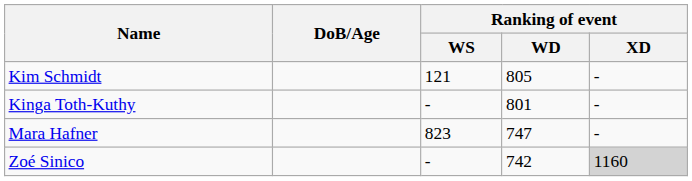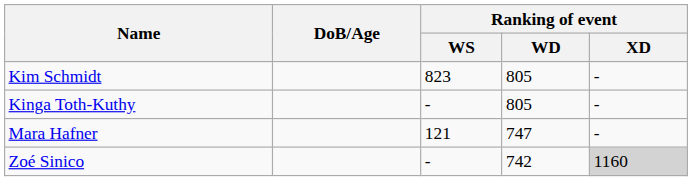(438, 76) 121 -> (438, 76) 823
(519, 104) 801 -> (519, 104) 805
(438, 133) 823 -> (438, 133) 121
